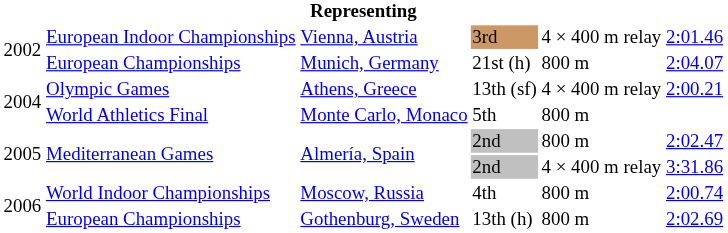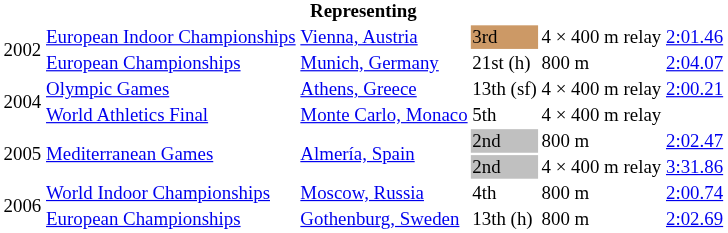(565, 114) 800 m -> (601, 114) 4 × 400 m relay
